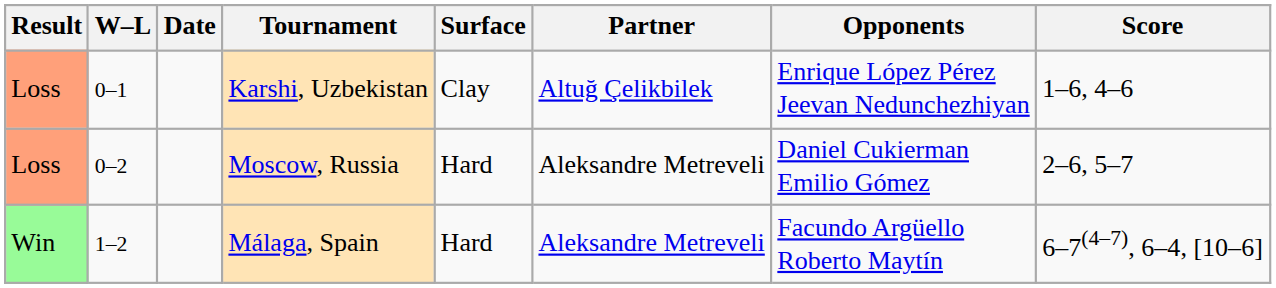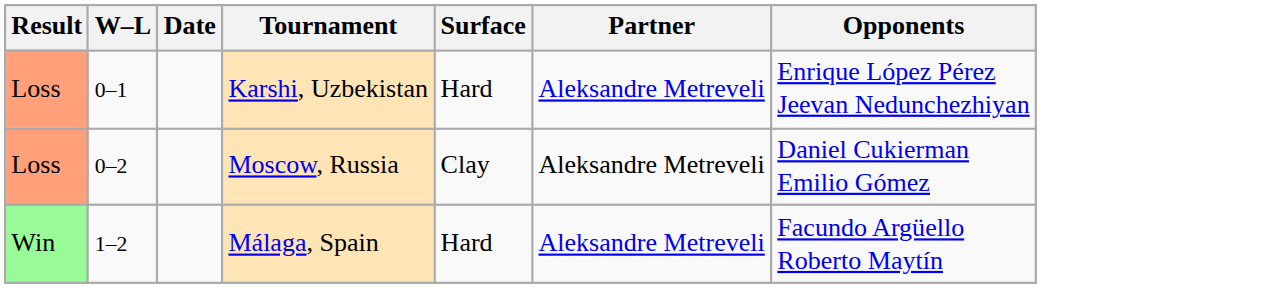- column: (1153, 27)
(465, 88) Clay -> (467, 88) Hard
(626, 88) Altuğ Çelikbilek -> (652, 88) Aleksandre Metreveli
(467, 166) Hard -> (465, 166) Clay
